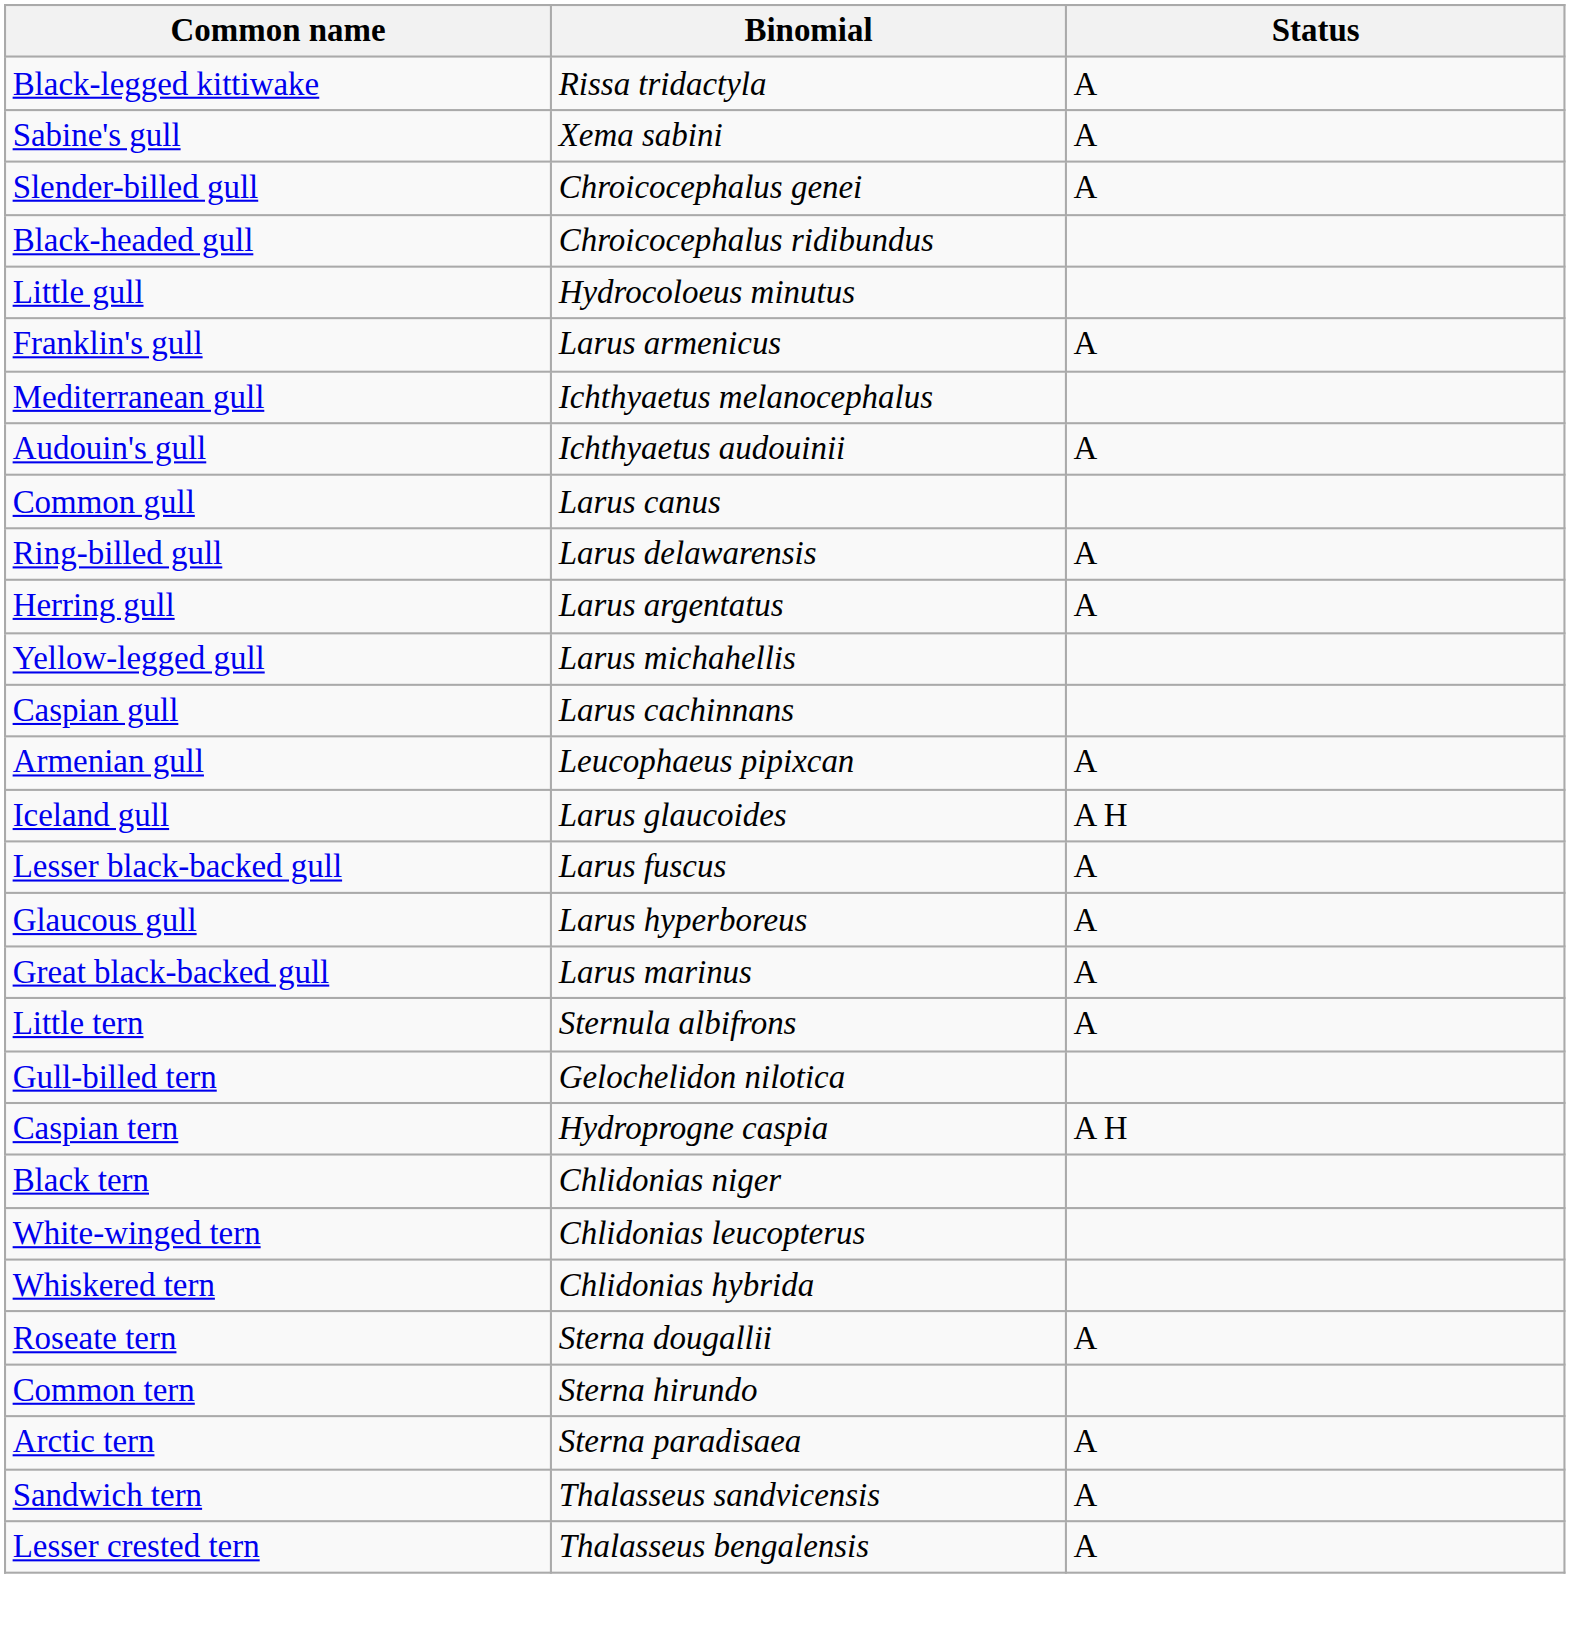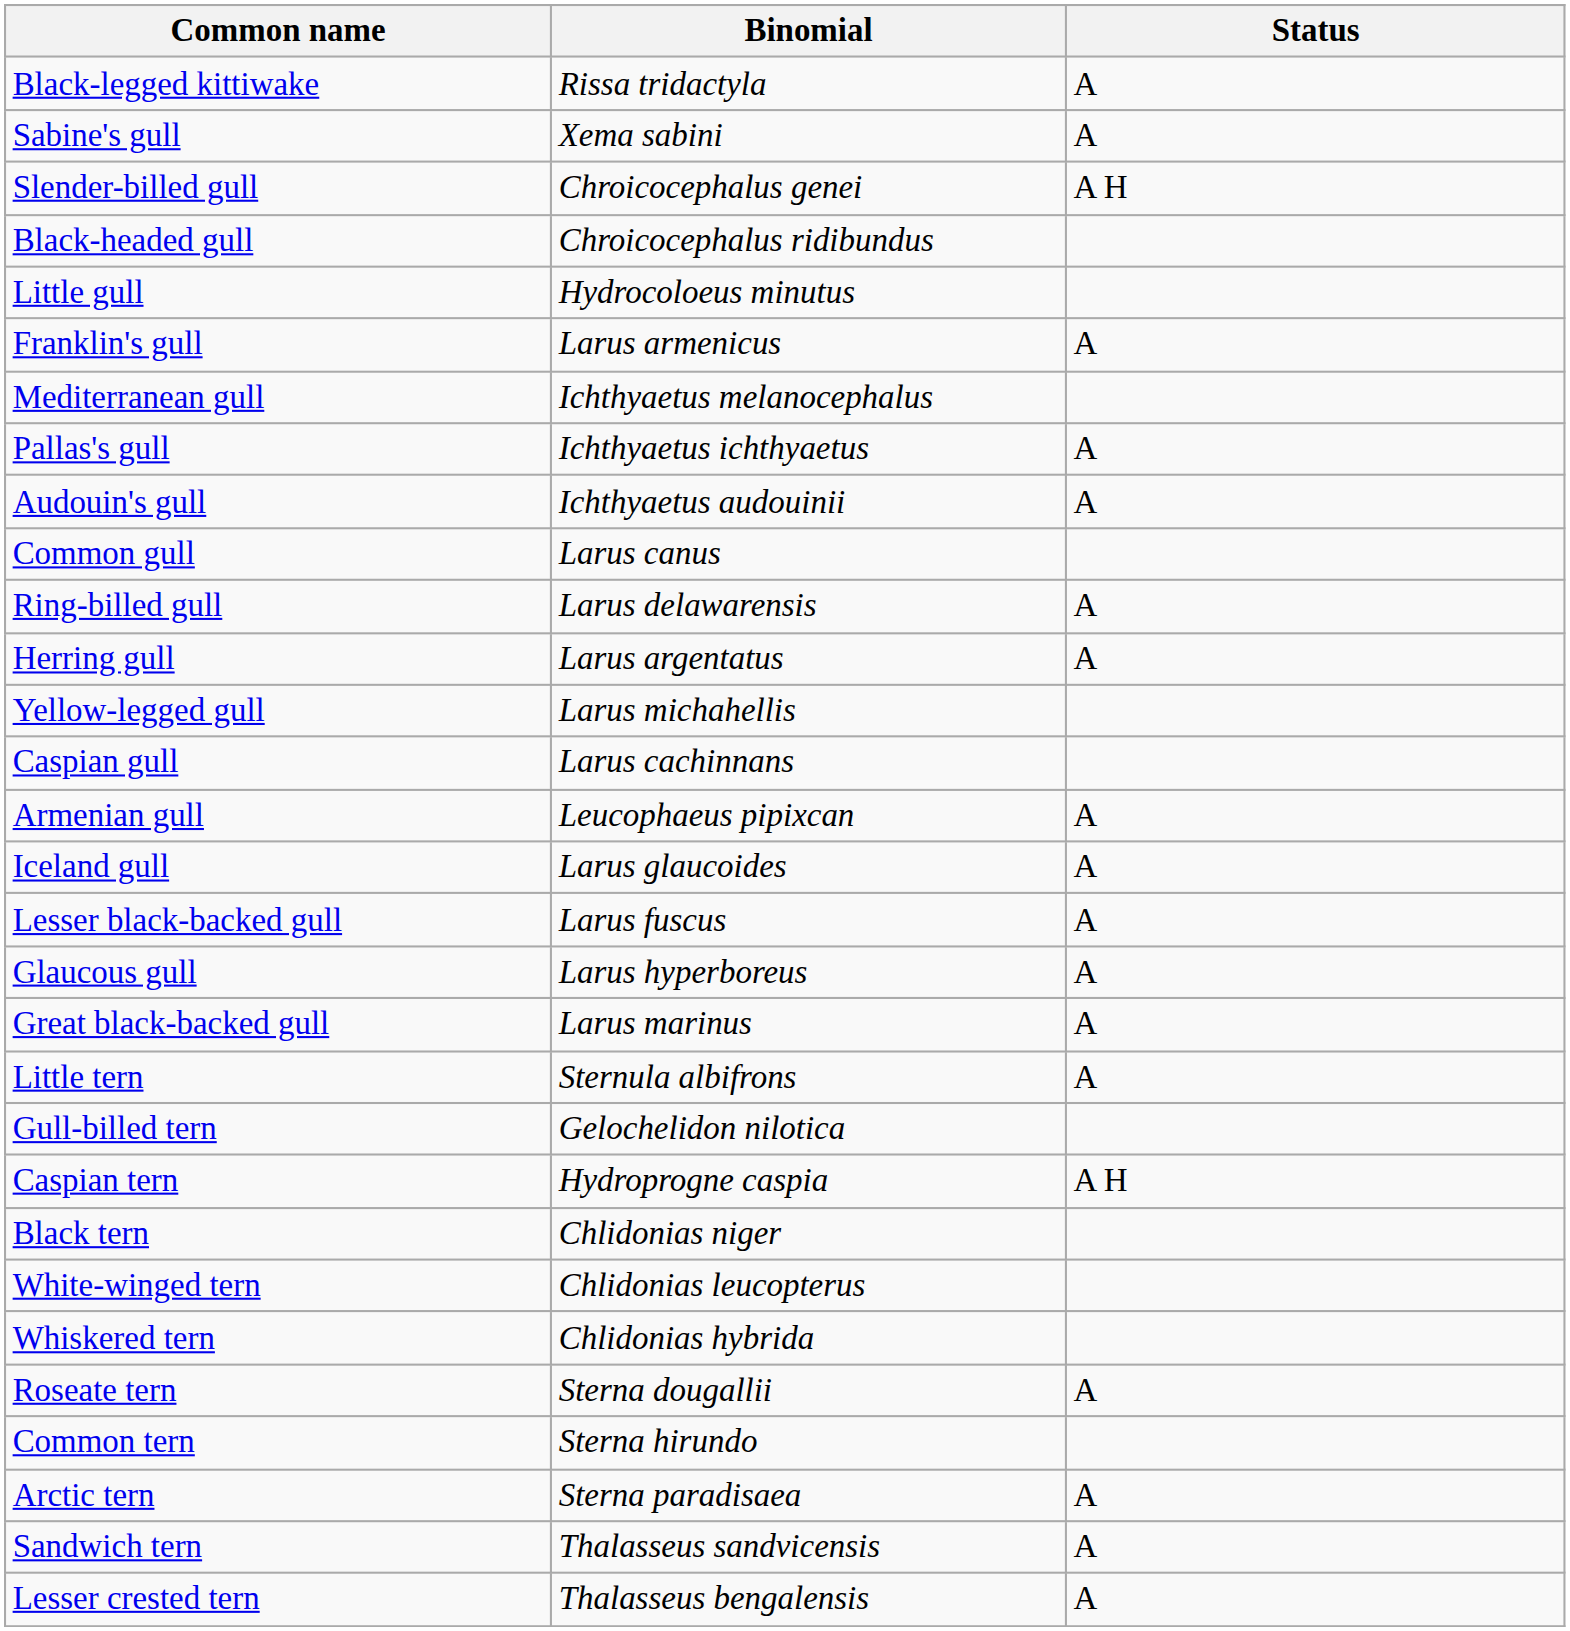(1085, 187) A -> (1101, 187) A H
+ row: (91, 448)
(1101, 814) A H -> (1085, 866) A
